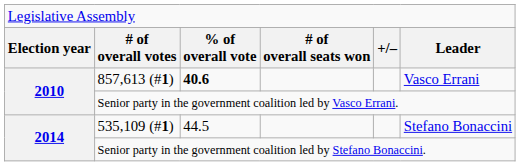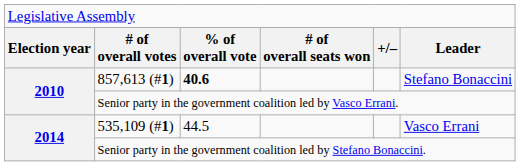(442, 79) Vasco Errani -> (458, 79) Stefano Bonaccini
(458, 126) Stefano Bonaccini -> (442, 126) Vasco Errani
